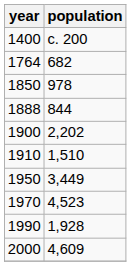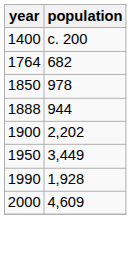(60, 109) 844 -> (60, 109) 944
- row: (24, 156)
- row: (24, 202)
